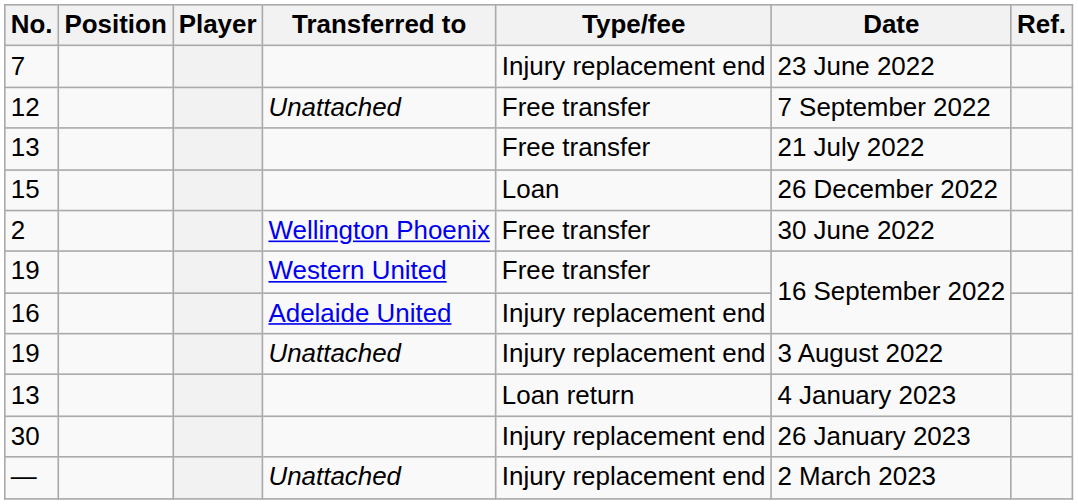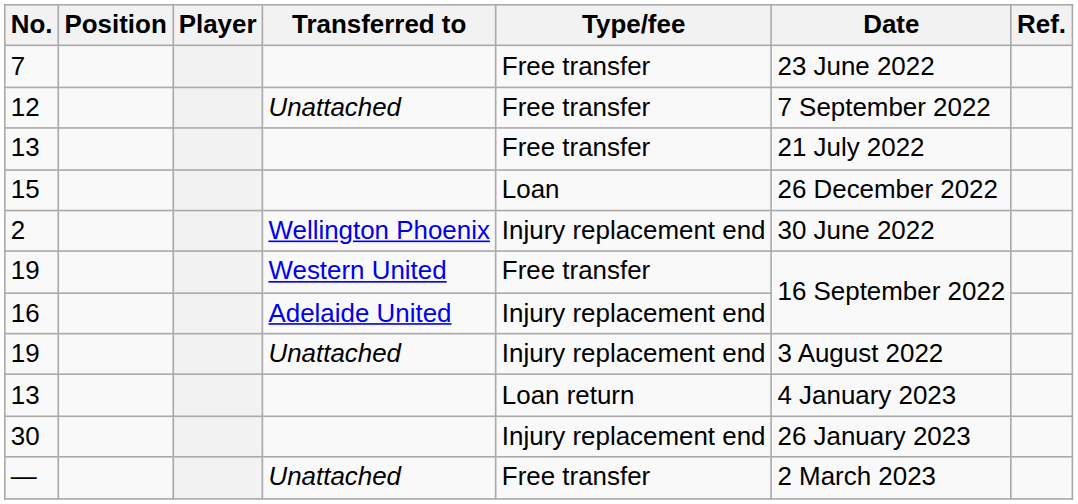(634, 66) Injury replacement end -> (576, 66) Free transfer
(576, 230) Free transfer -> (634, 230) Injury replacement end
(634, 477) Injury replacement end -> (576, 477) Free transfer
